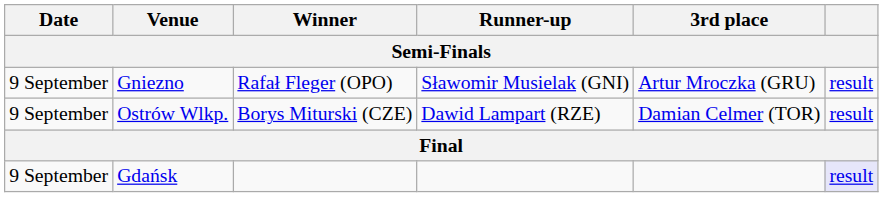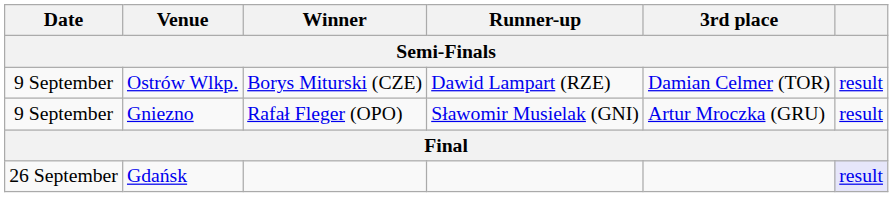rows swapped: (150, 82) <-> (173, 113)
(59, 176) 9 September -> (64, 176) 26 September
